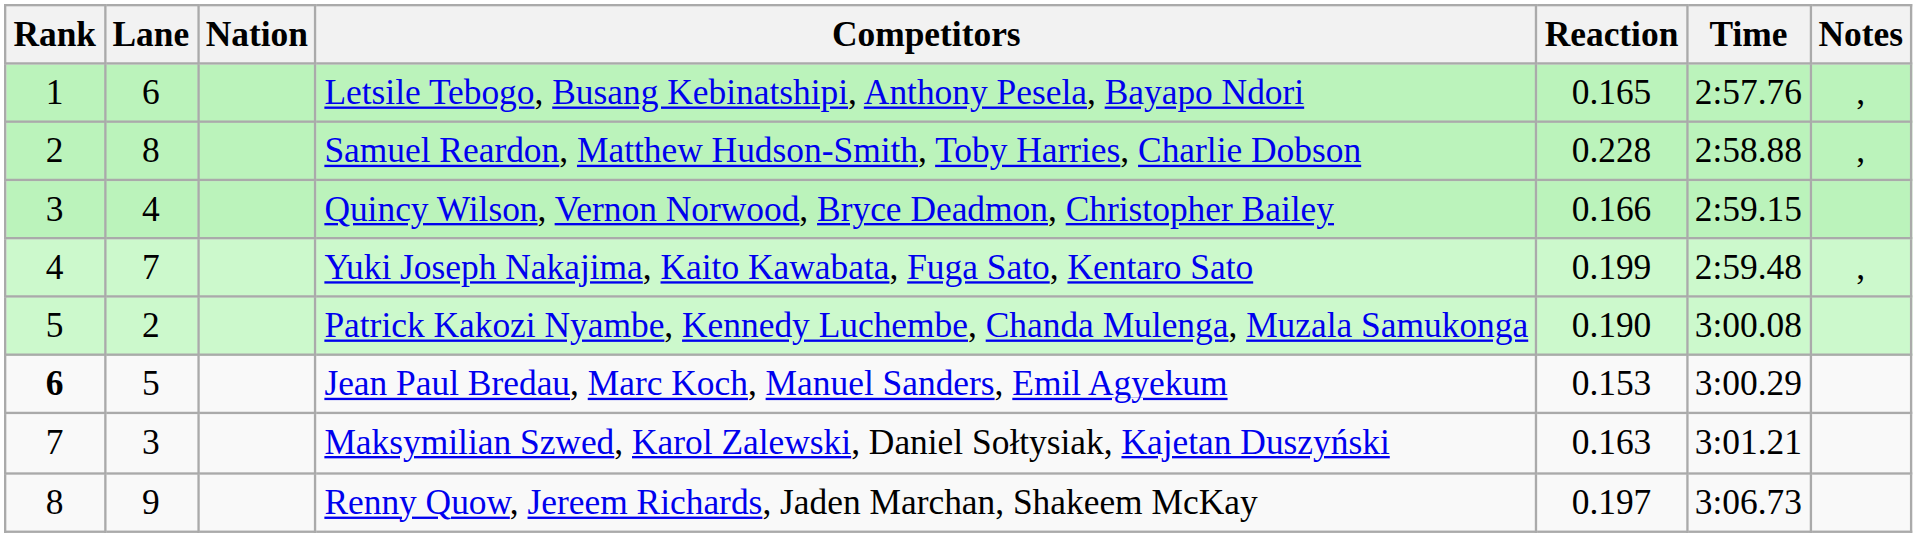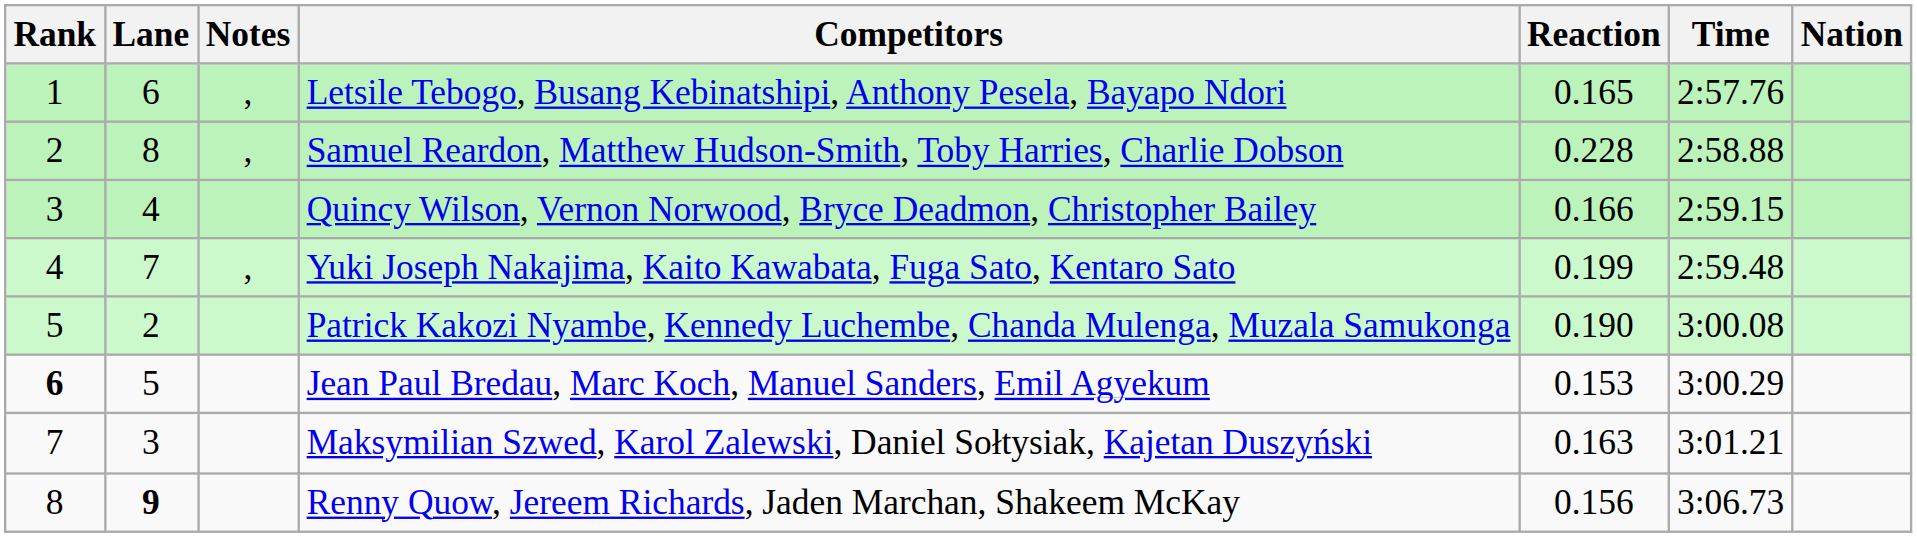columns swapped: (257, 33) <-> (1861, 33)
(151, 501) normal -> (151, 501) bold
(1611, 501) 0.197 -> (1594, 501) 0.156
